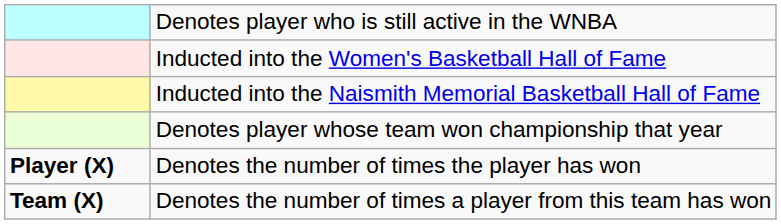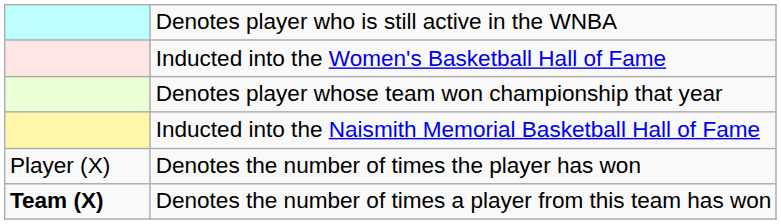rows swapped: (458, 93) <-> (439, 129)
(62, 165) bold -> (60, 165) normal
